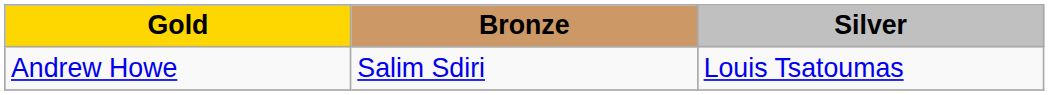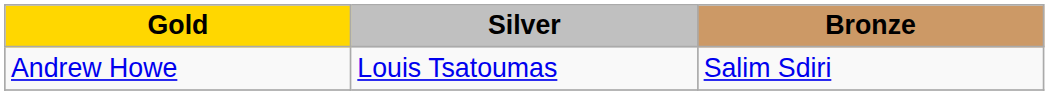columns swapped: (871, 25) <-> (524, 25)
